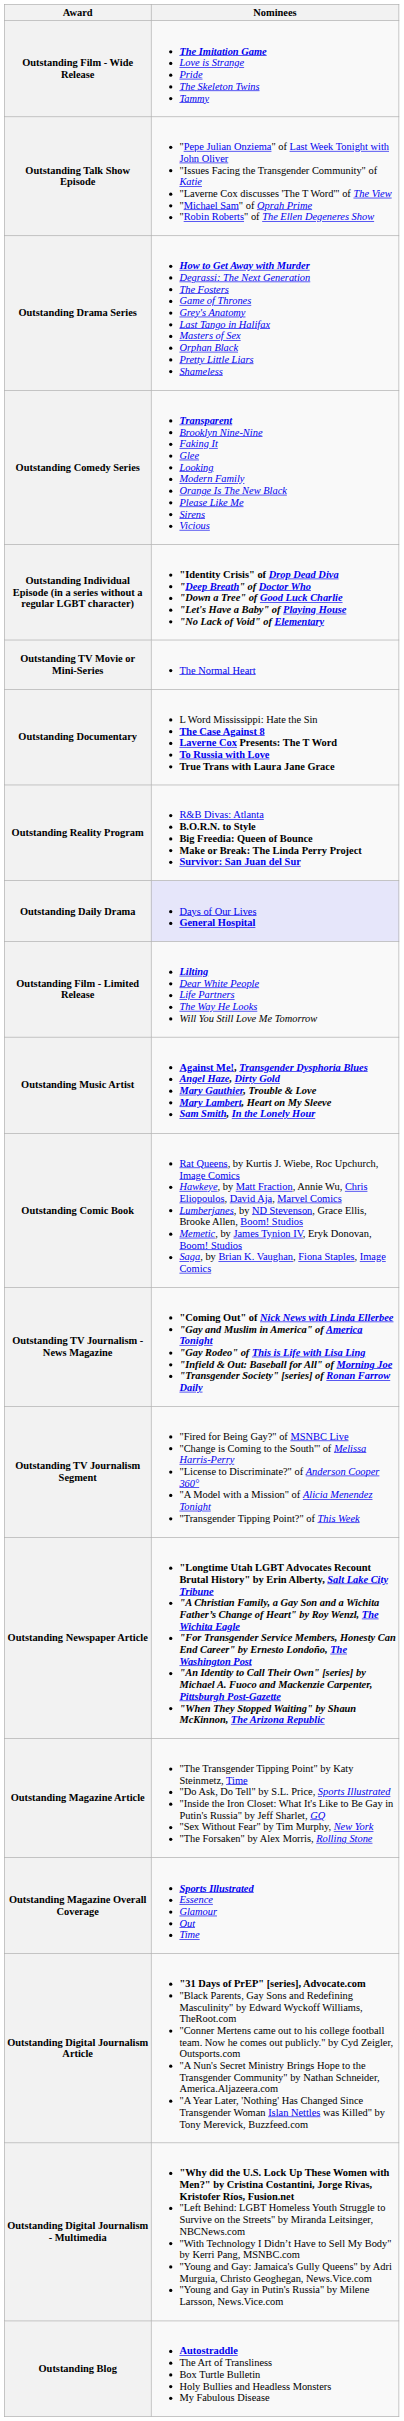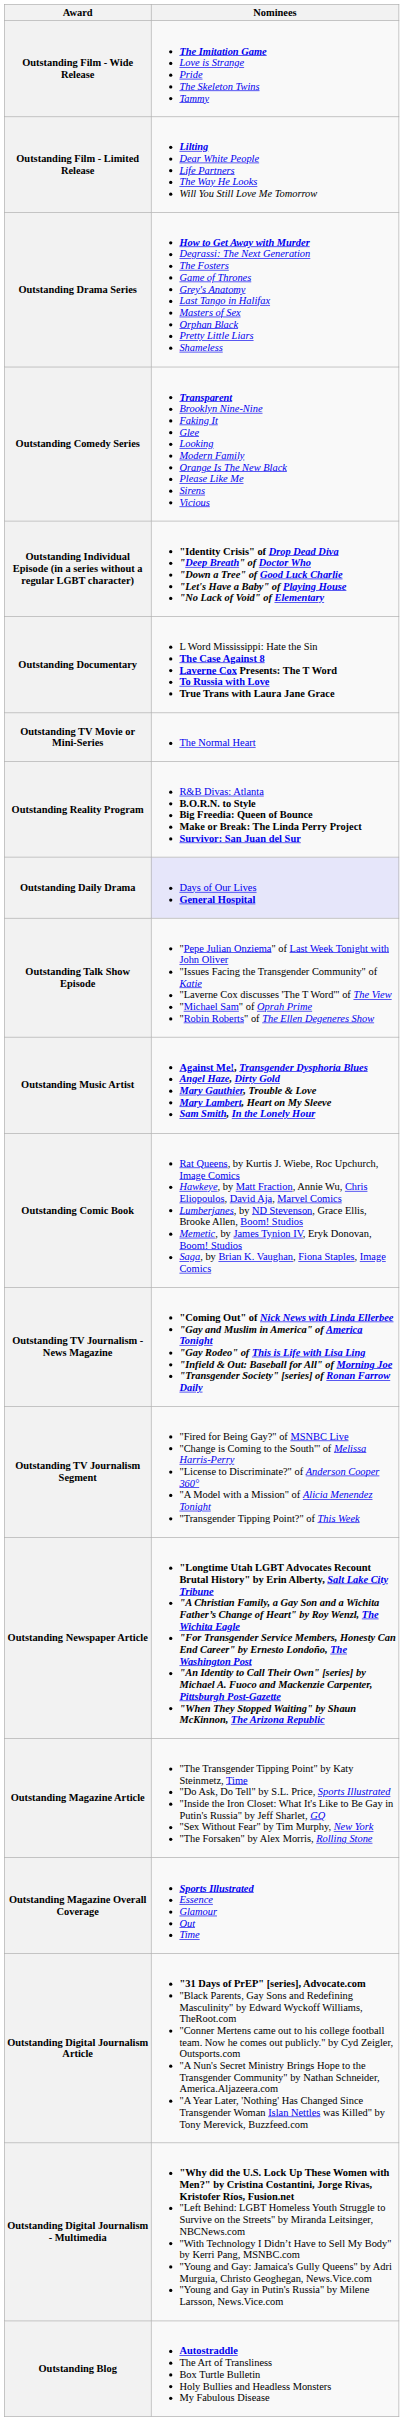rows swapped: (78, 989) <-> (78, 176)
rows swapped: (78, 664) <-> (78, 737)
